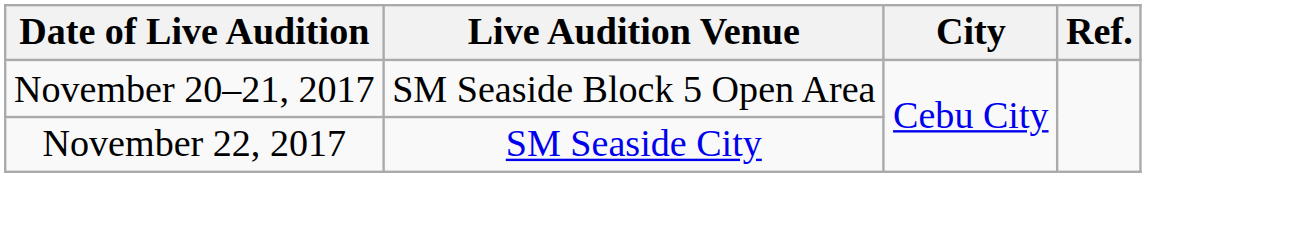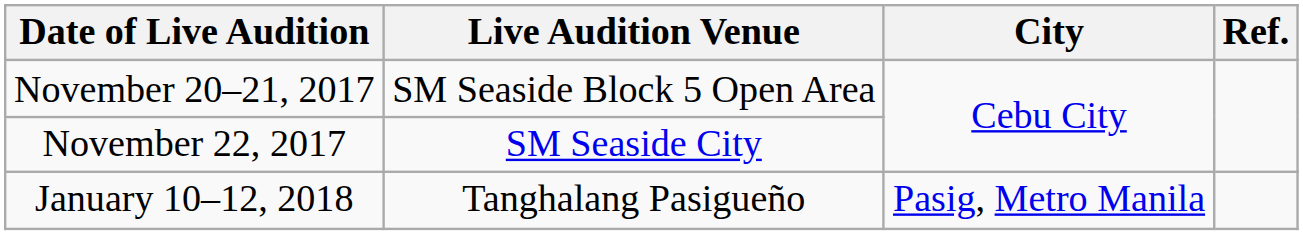+ row: (194, 199)
